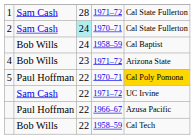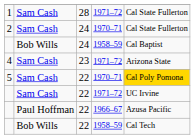(84, 28) paleturquoise background -> (84, 28) no background
(37, 61) Bob Wills -> (37, 61) Sam Cash
(45, 77) Paul Hoffman -> (37, 77) Sam Cash
